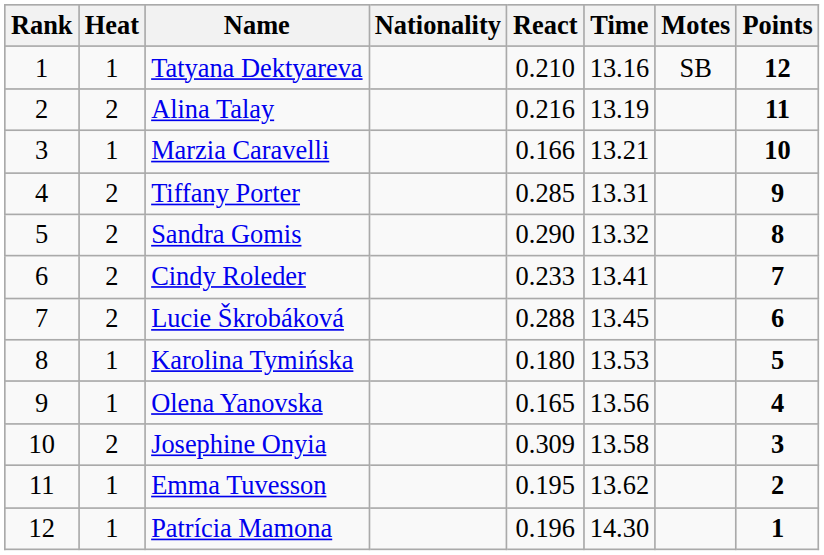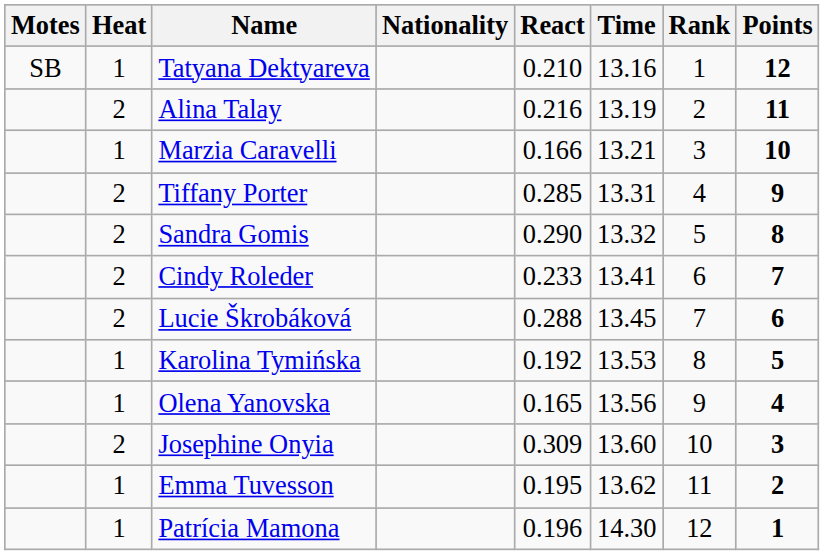columns swapped: (42, 25) <-> (696, 25)
(545, 360) 0.180 -> (553, 360) 0.192
(619, 444) 13.58 -> (627, 444) 13.60
